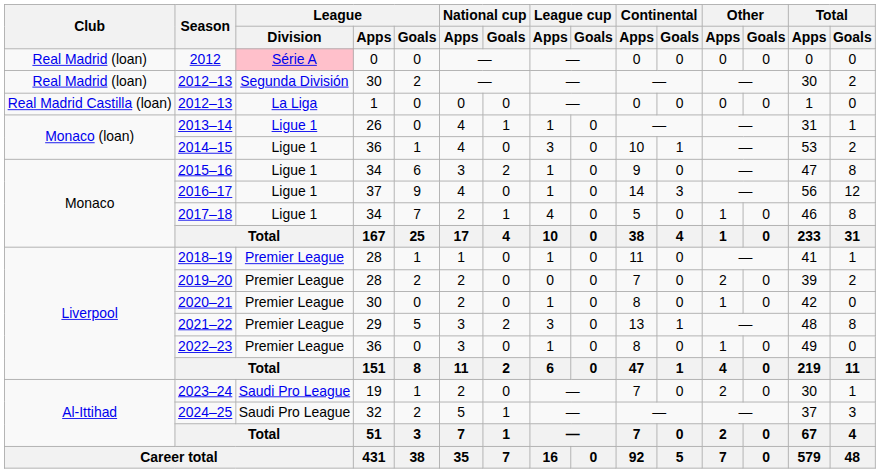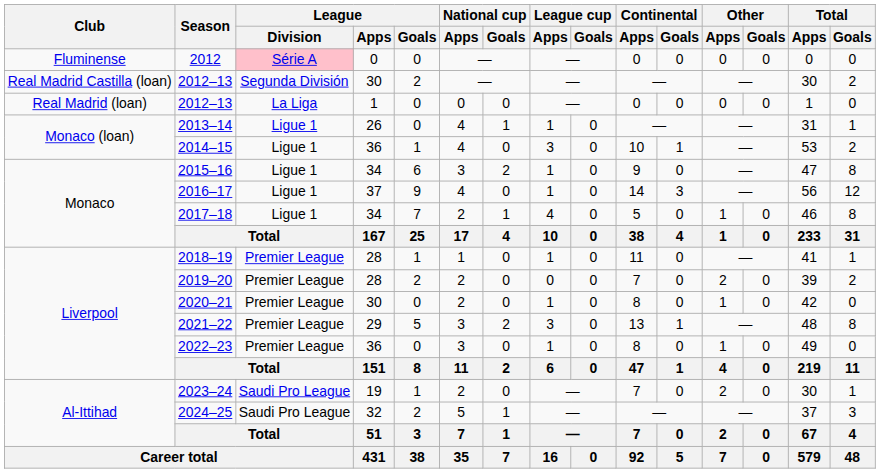(90, 59) Real Madrid (loan) -> (90, 59) Fluminense
(90, 81) Real Madrid (loan) -> (90, 81) Real Madrid Castilla (loan)
(90, 103) Real Madrid Castilla (loan) -> (90, 103) Real Madrid (loan)
